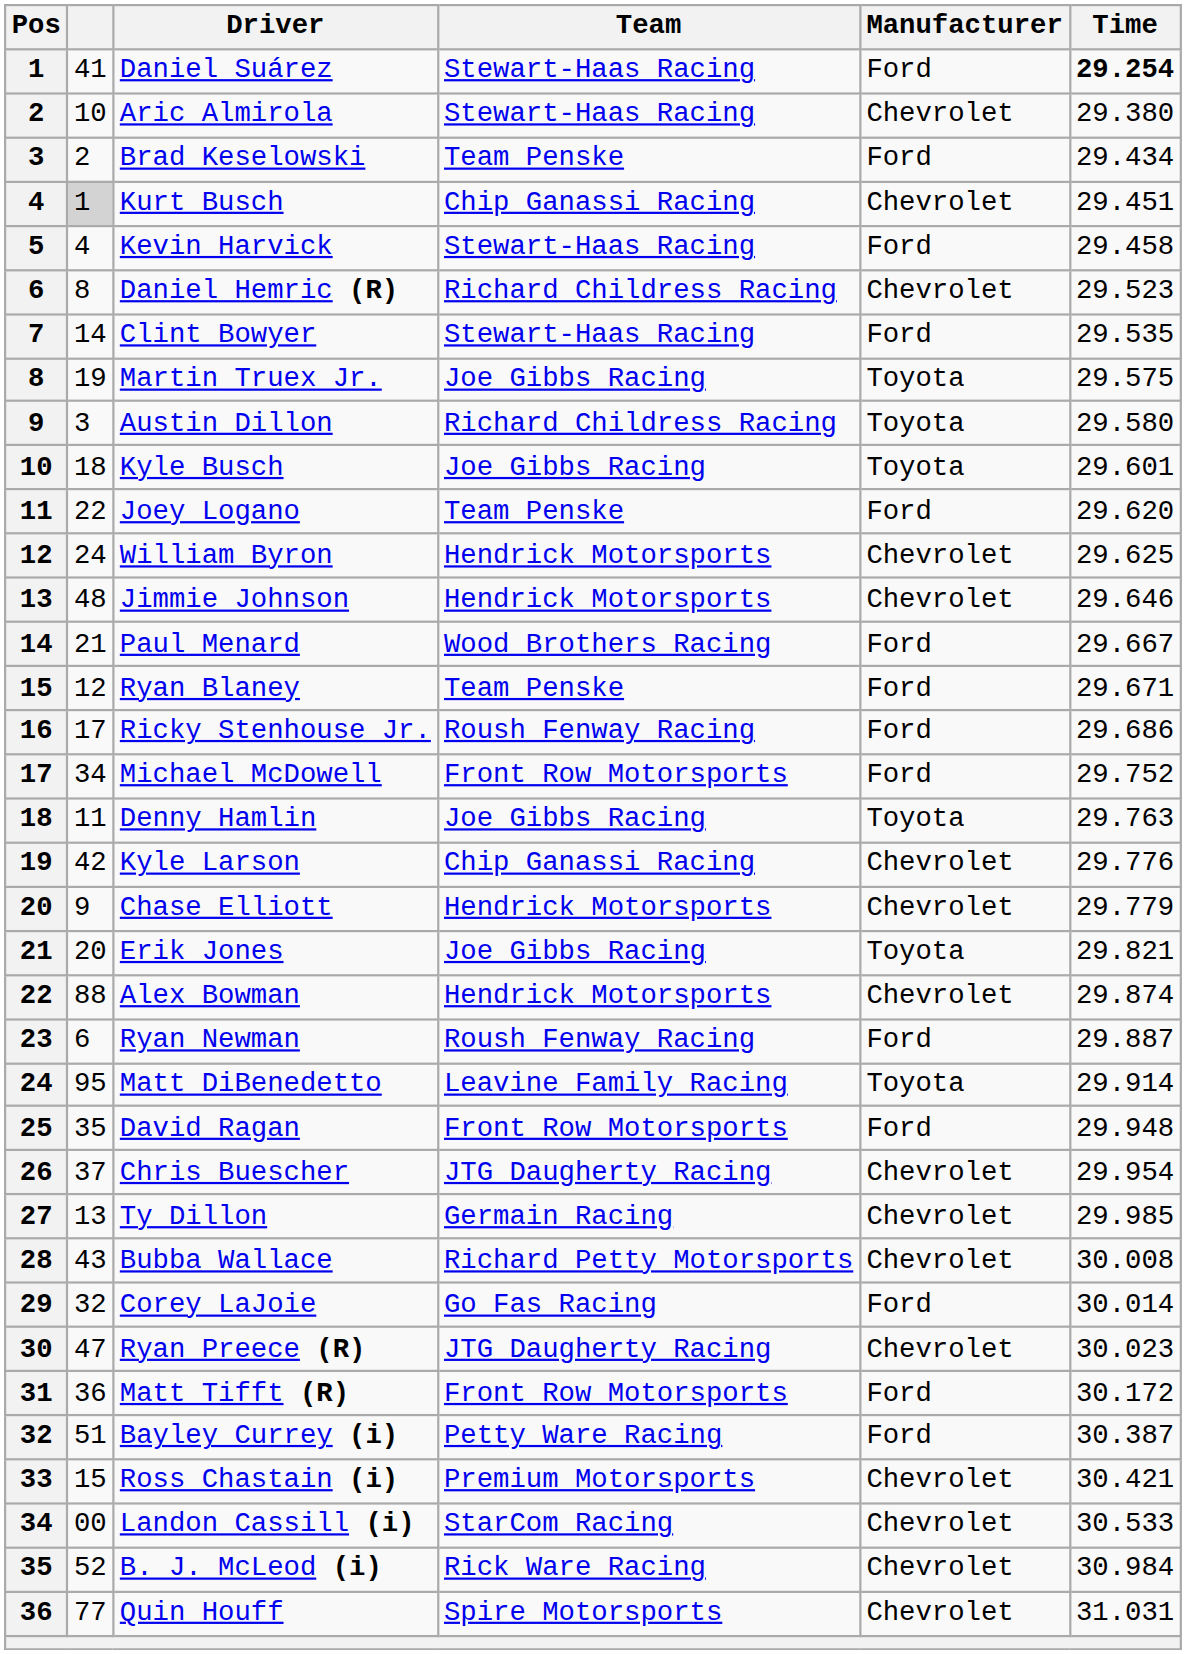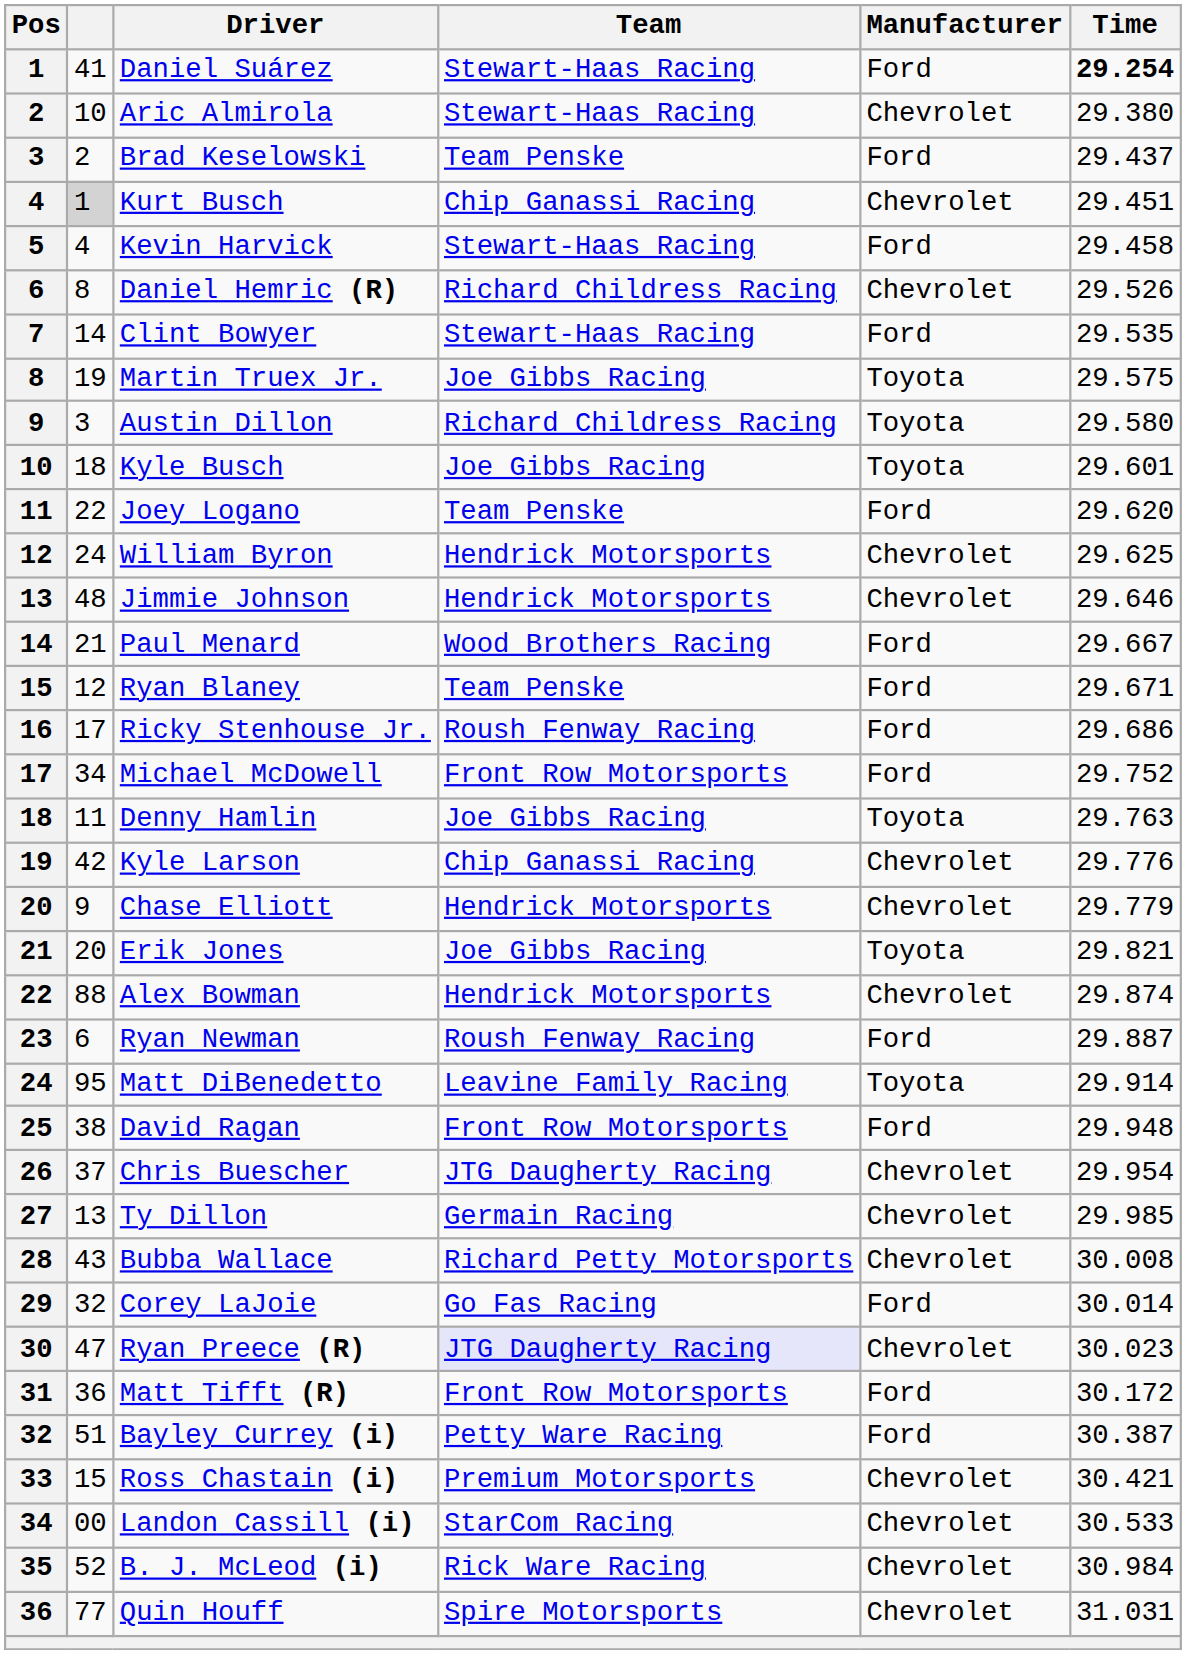(1125, 160) 29.434 -> (1125, 160) 29.437
(1125, 292) 29.523 -> (1125, 292) 29.526
(90, 1129) 35 -> (90, 1129) 38
(608, 1349) no background -> (608, 1349) lavender background
